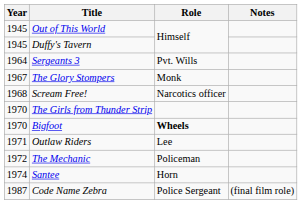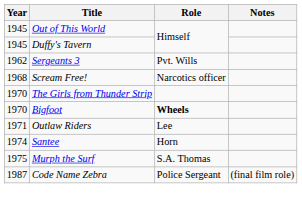(17, 61) 1964 -> (17, 61) 1962
- row: (73, 77)
- row: (61, 158)
+ row: (63, 158)
